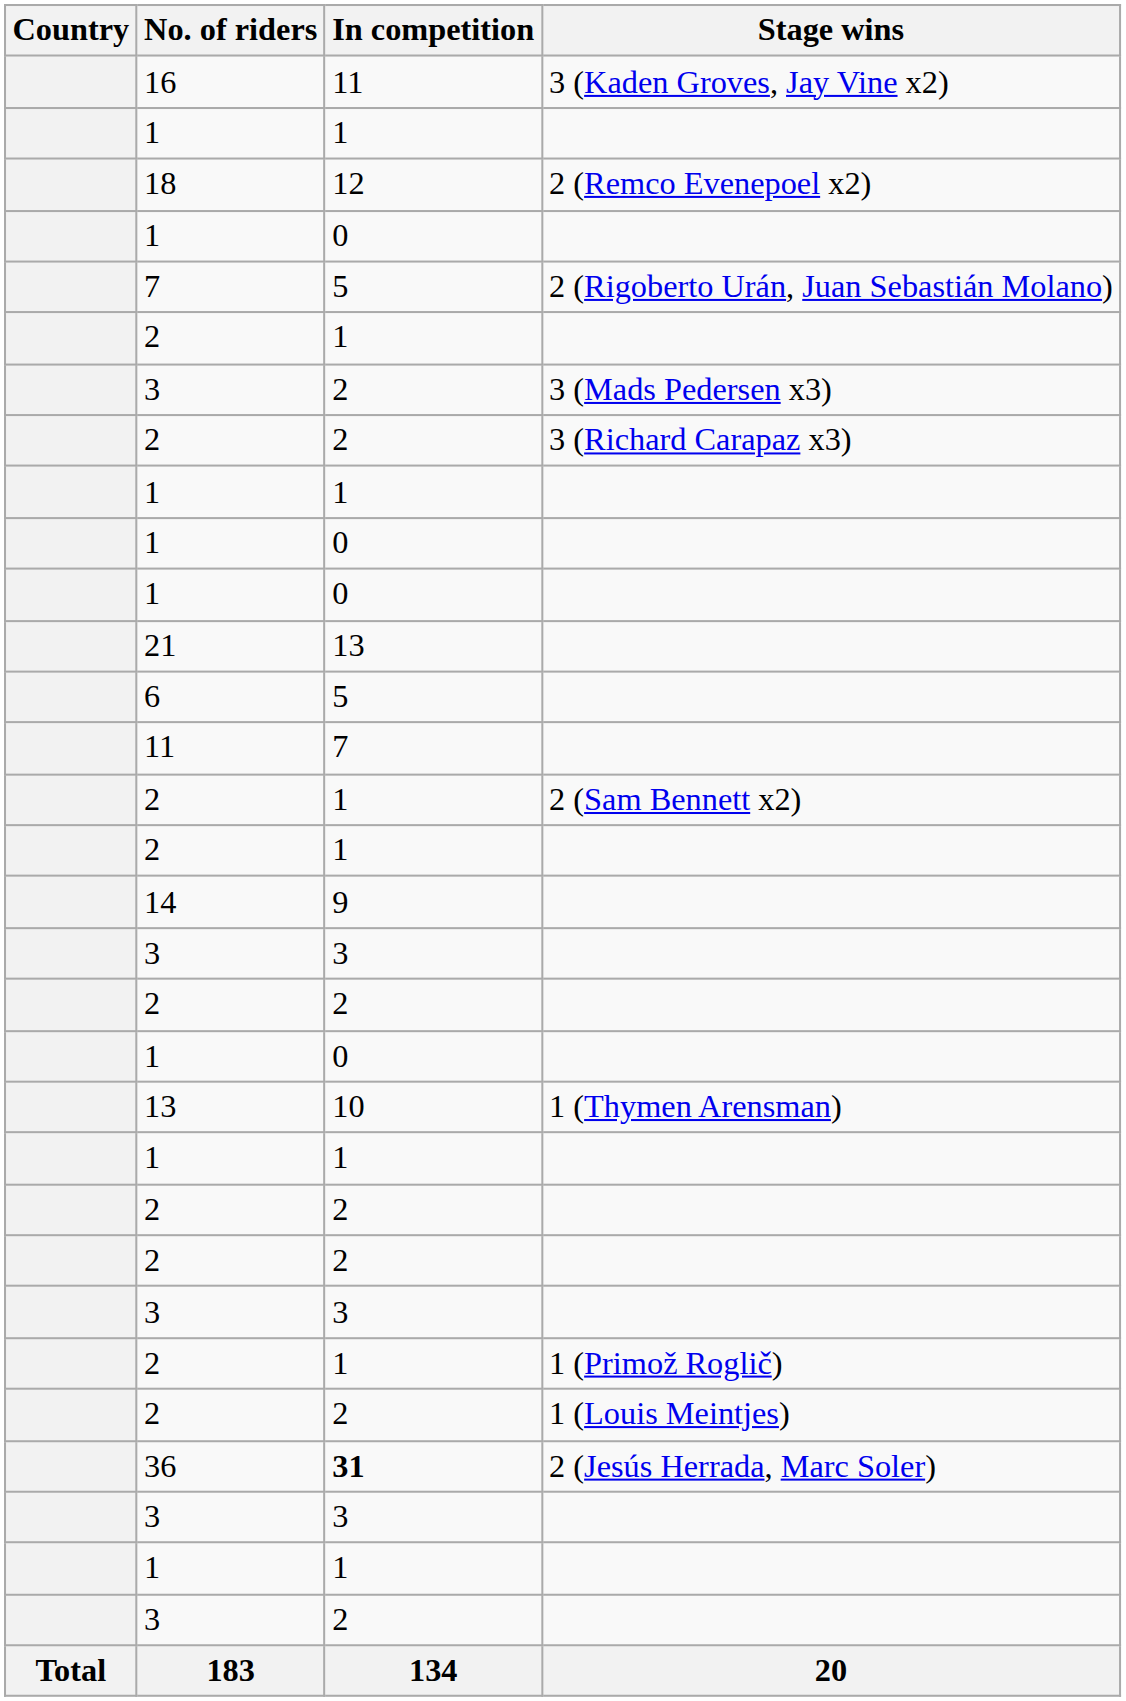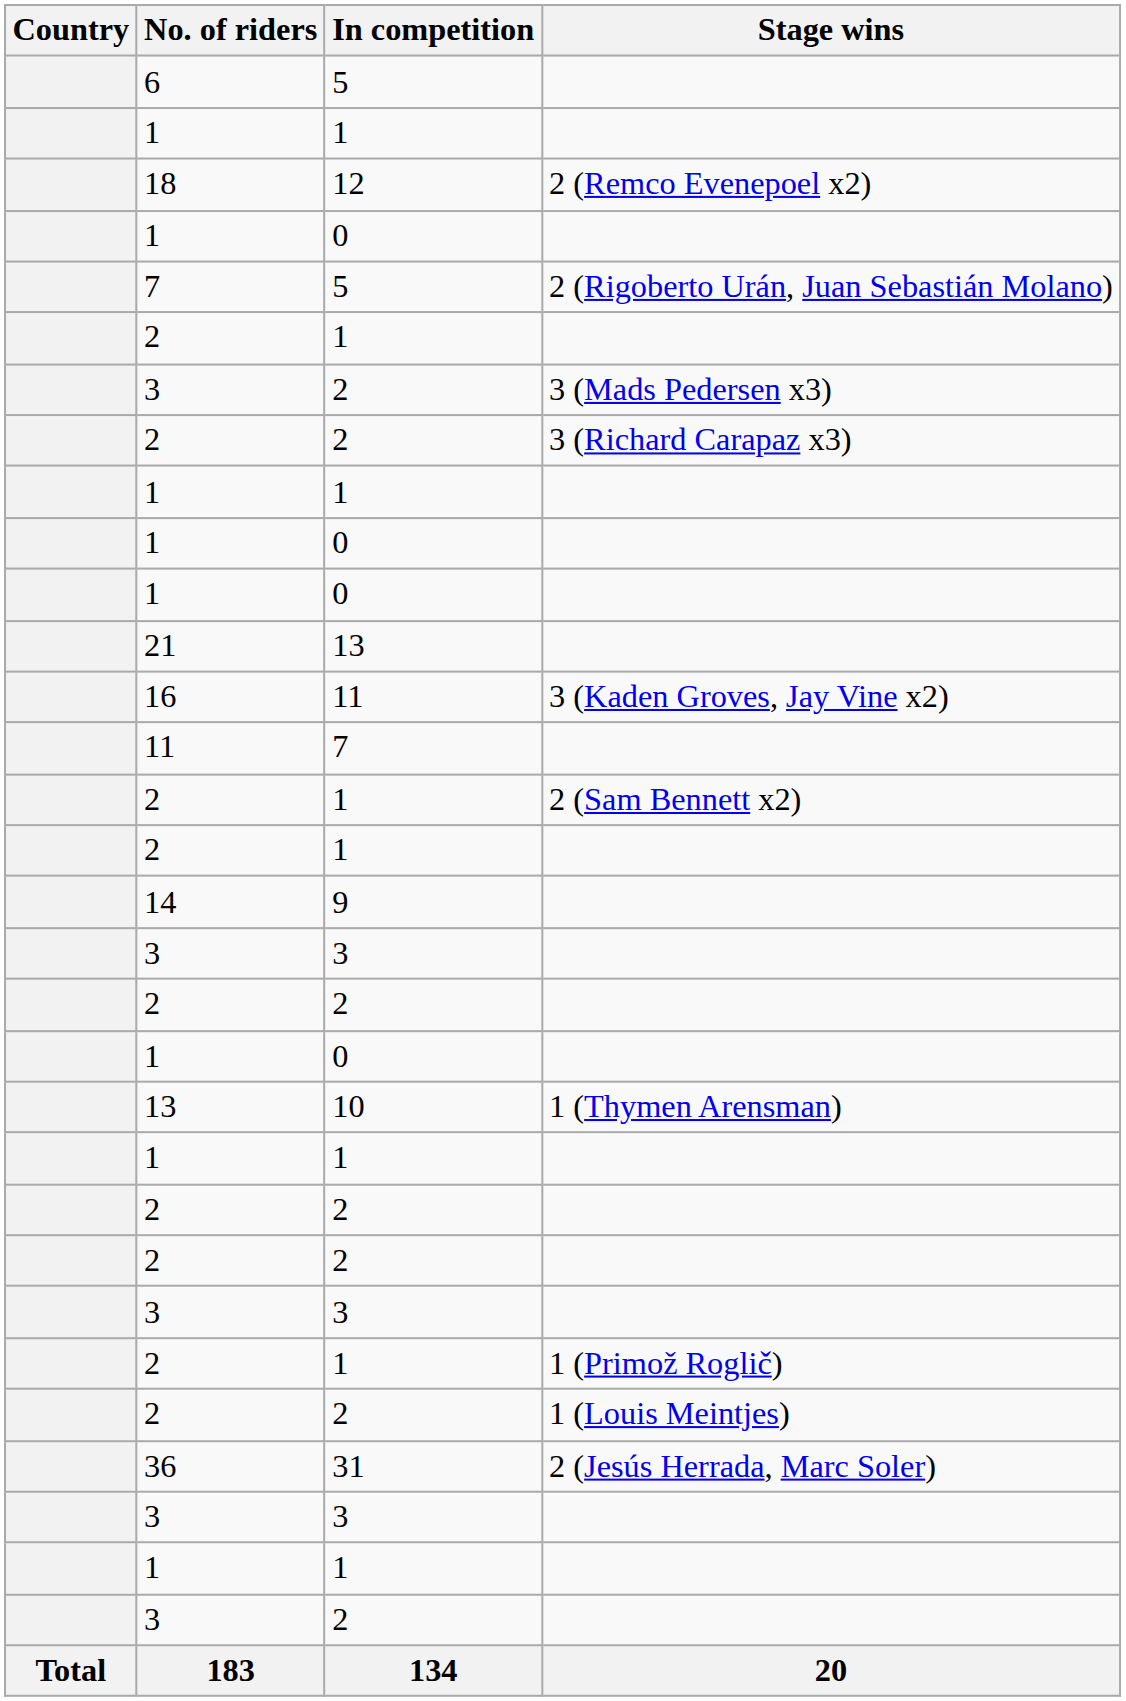rows swapped: (160, 81) <-> (152, 696)
(348, 1465) bold -> (348, 1465) normal
